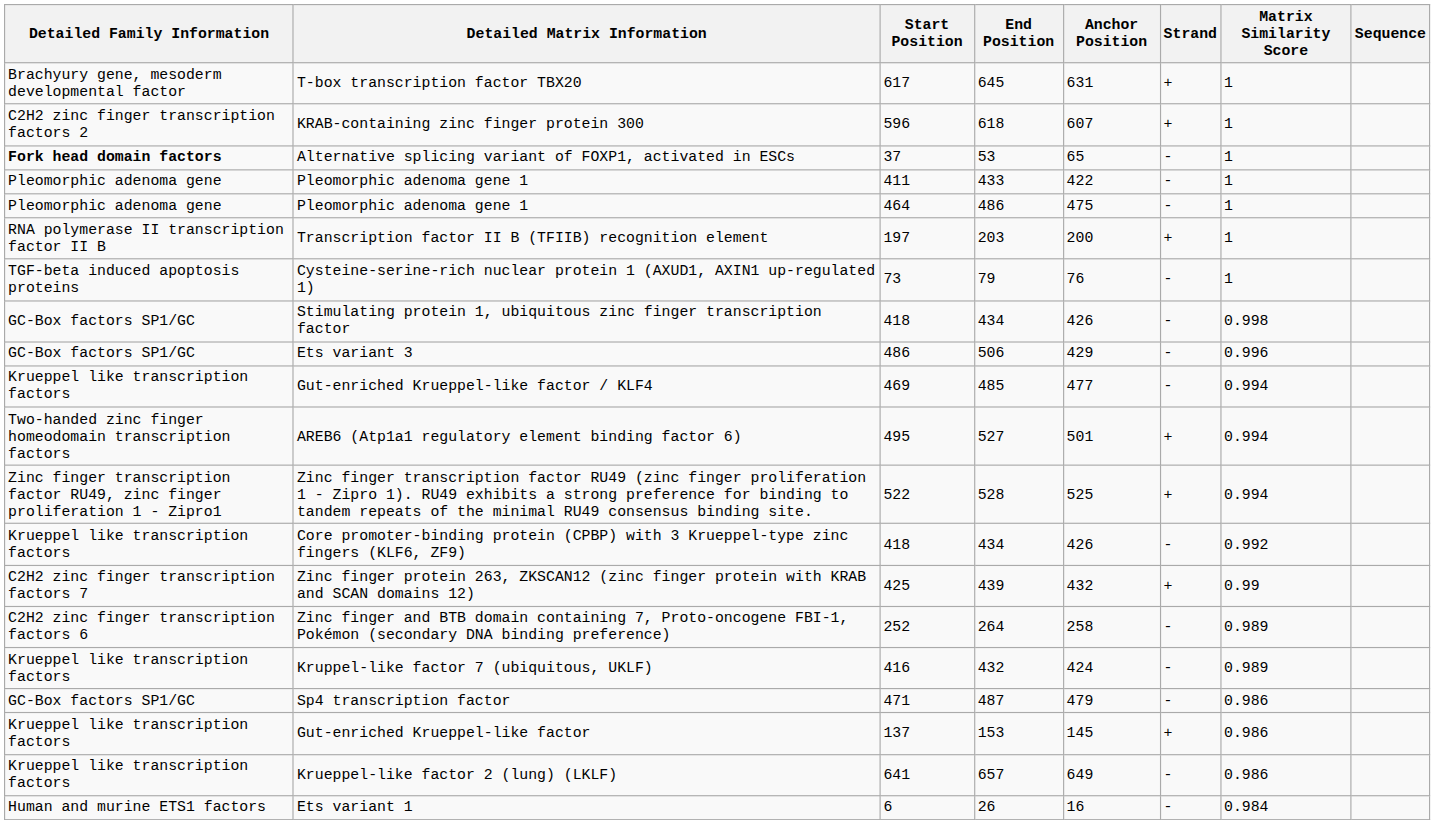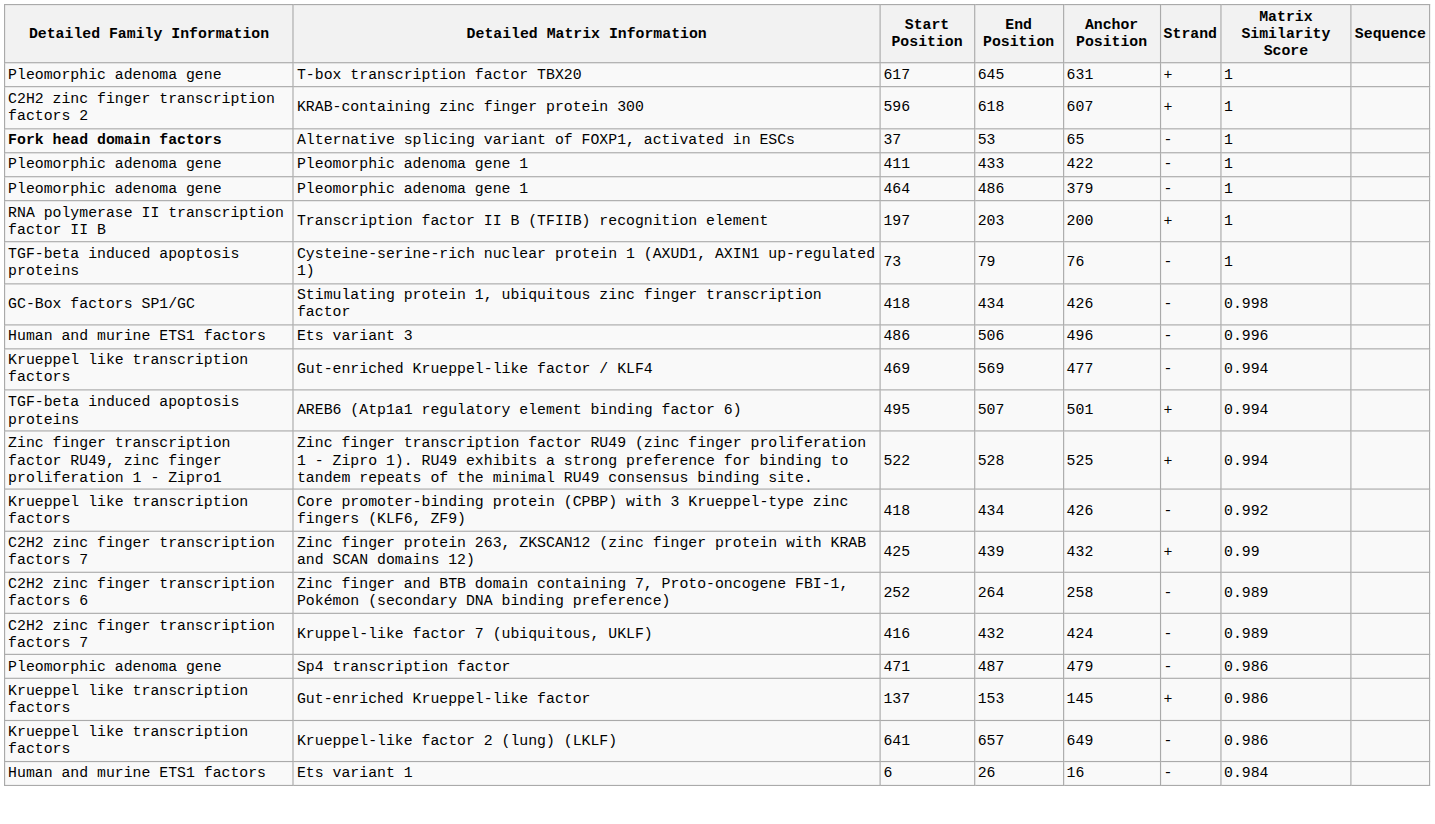(115, 84) Brachyury gene, mesoderm developmental factor -> (115, 75) Pleomorphic adenoma gene
(1080, 206) 475 -> (1080, 189) 379
(101, 354) GC-Box factors SP1/GC -> (137, 337) Human and murine ETS1 factors
(1080, 354) 429 -> (1080, 337) 496
(991, 386) 485 -> (991, 369) 569
(119, 436) Two-handed zinc finger homeodomain transcription factors -> (124, 411) TGF-beta induced apoptosis proteins
(991, 436) 527 -> (991, 411) 507
(128, 668) Krueppel like transcription factors -> (142, 634) C2H2 zinc finger transcription factors 7
(101, 701) GC-Box factors SP1/GC -> (115, 667) Pleomorphic adenoma gene
